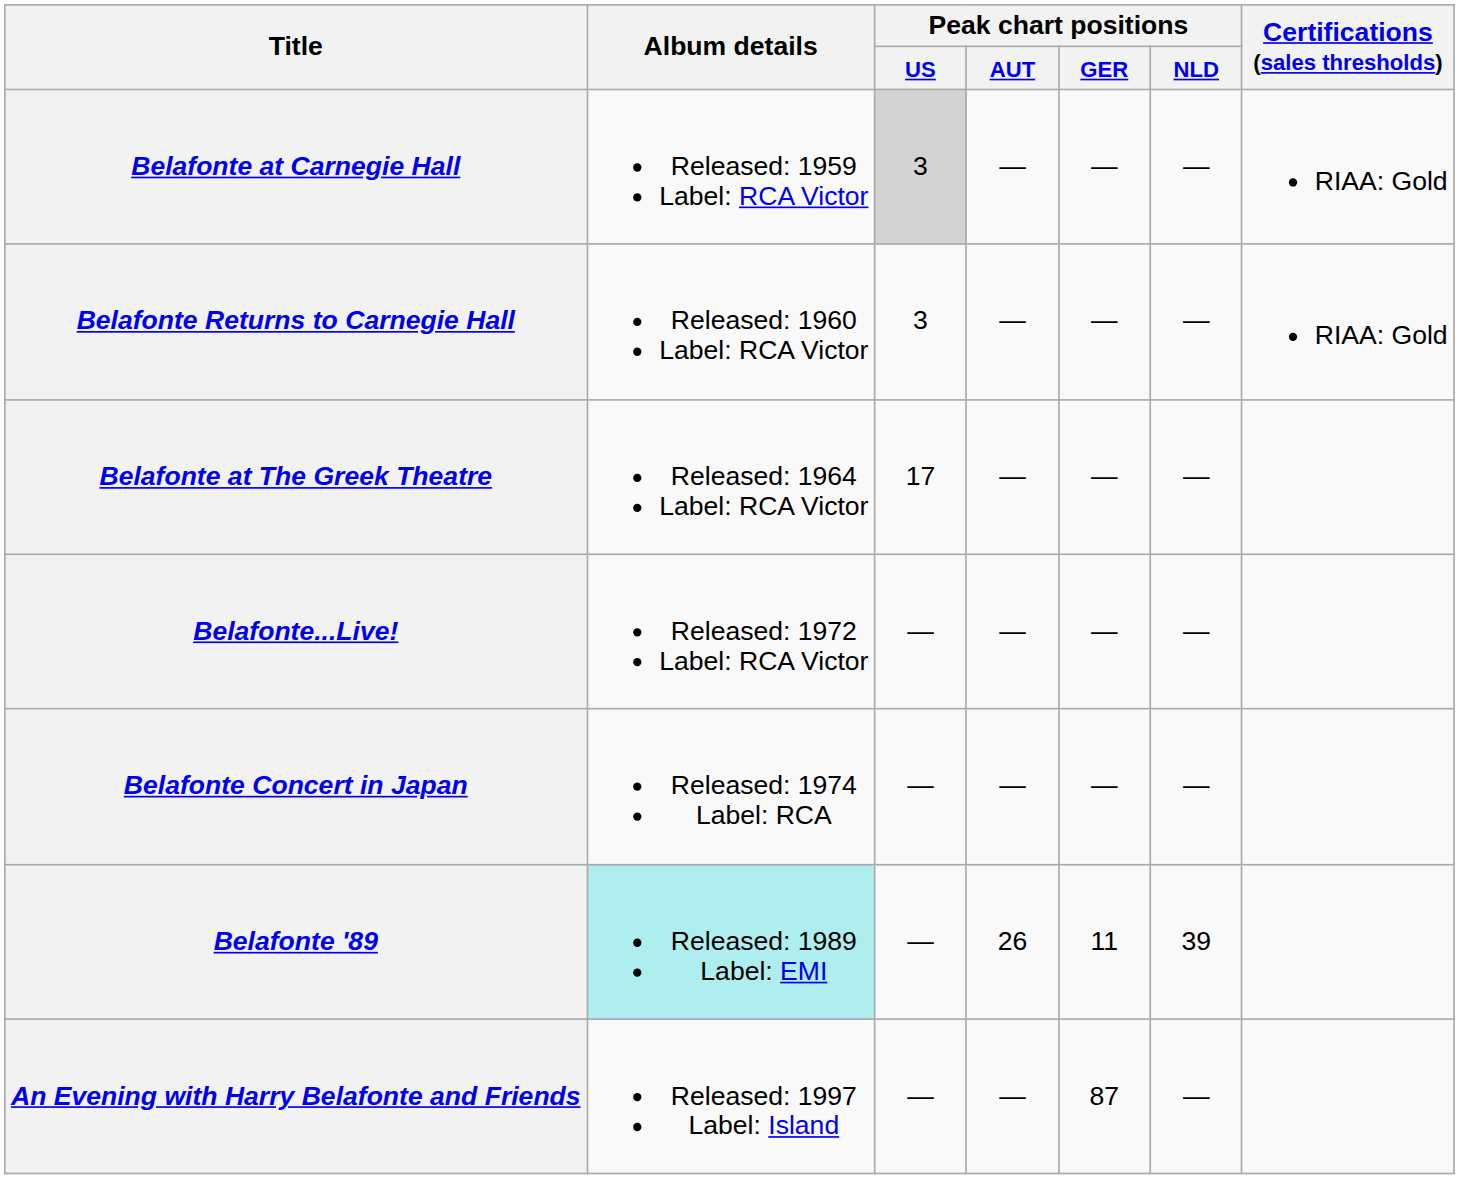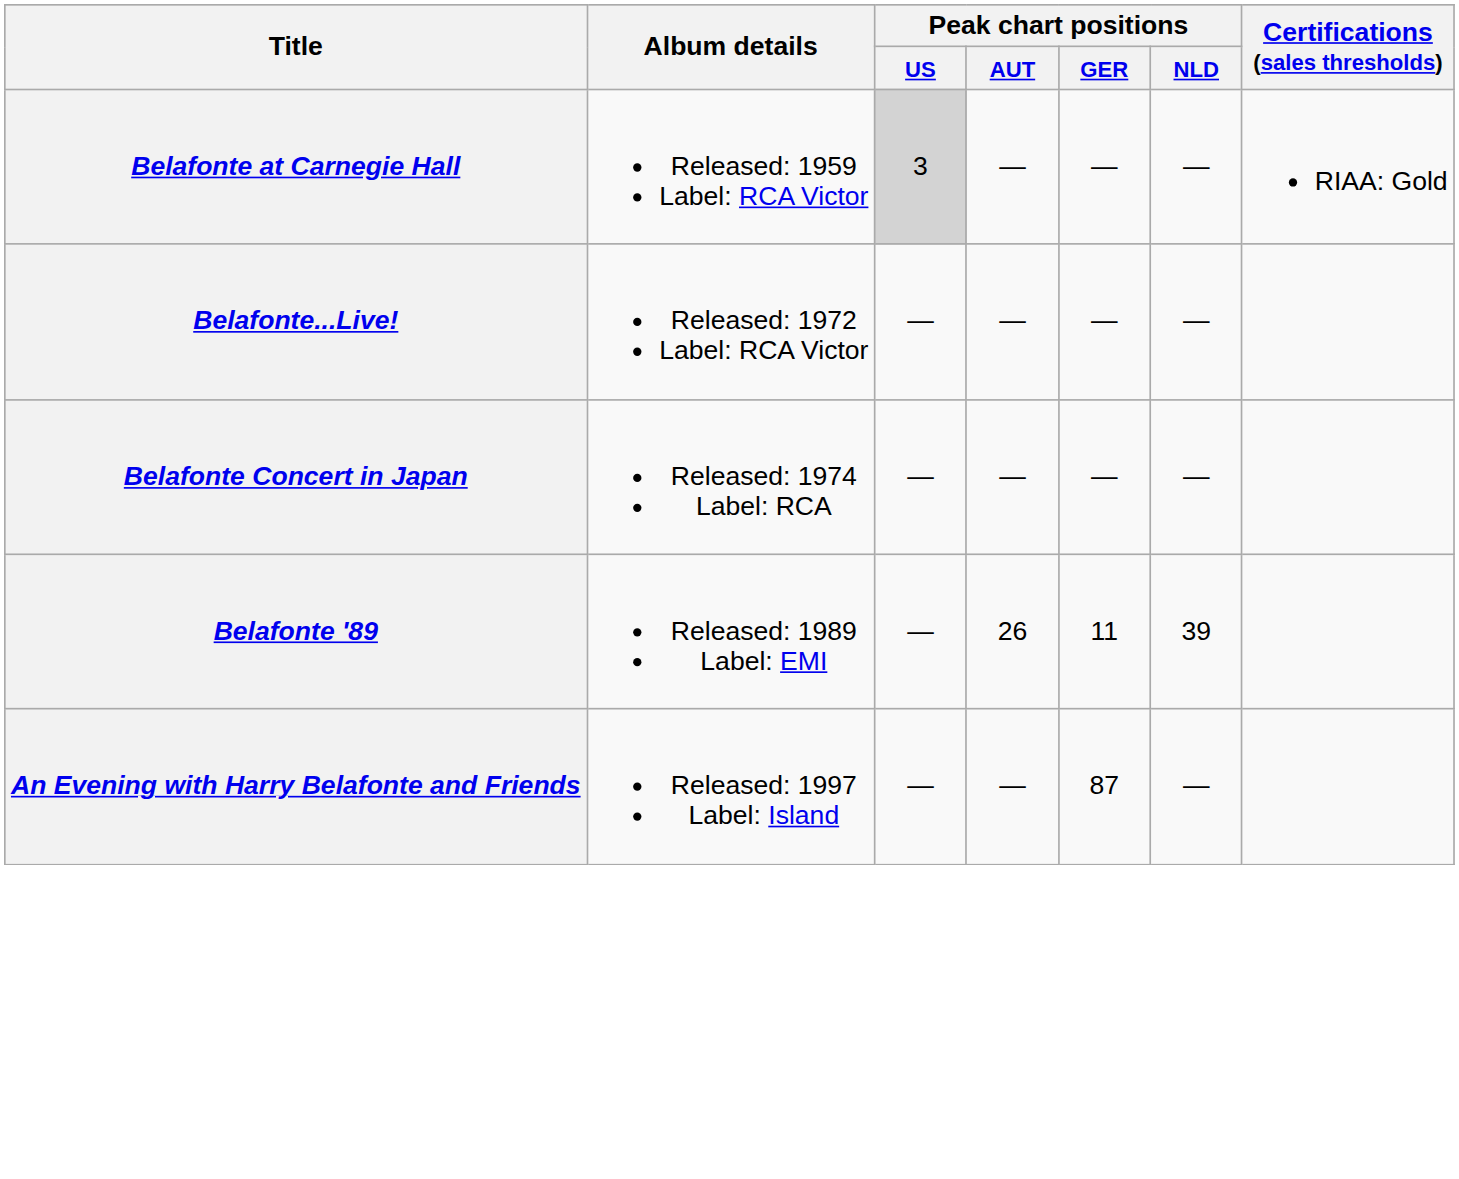- row: (296, 321)
- row: (296, 476)
(731, 957) paleturquoise background -> (731, 647) no background
